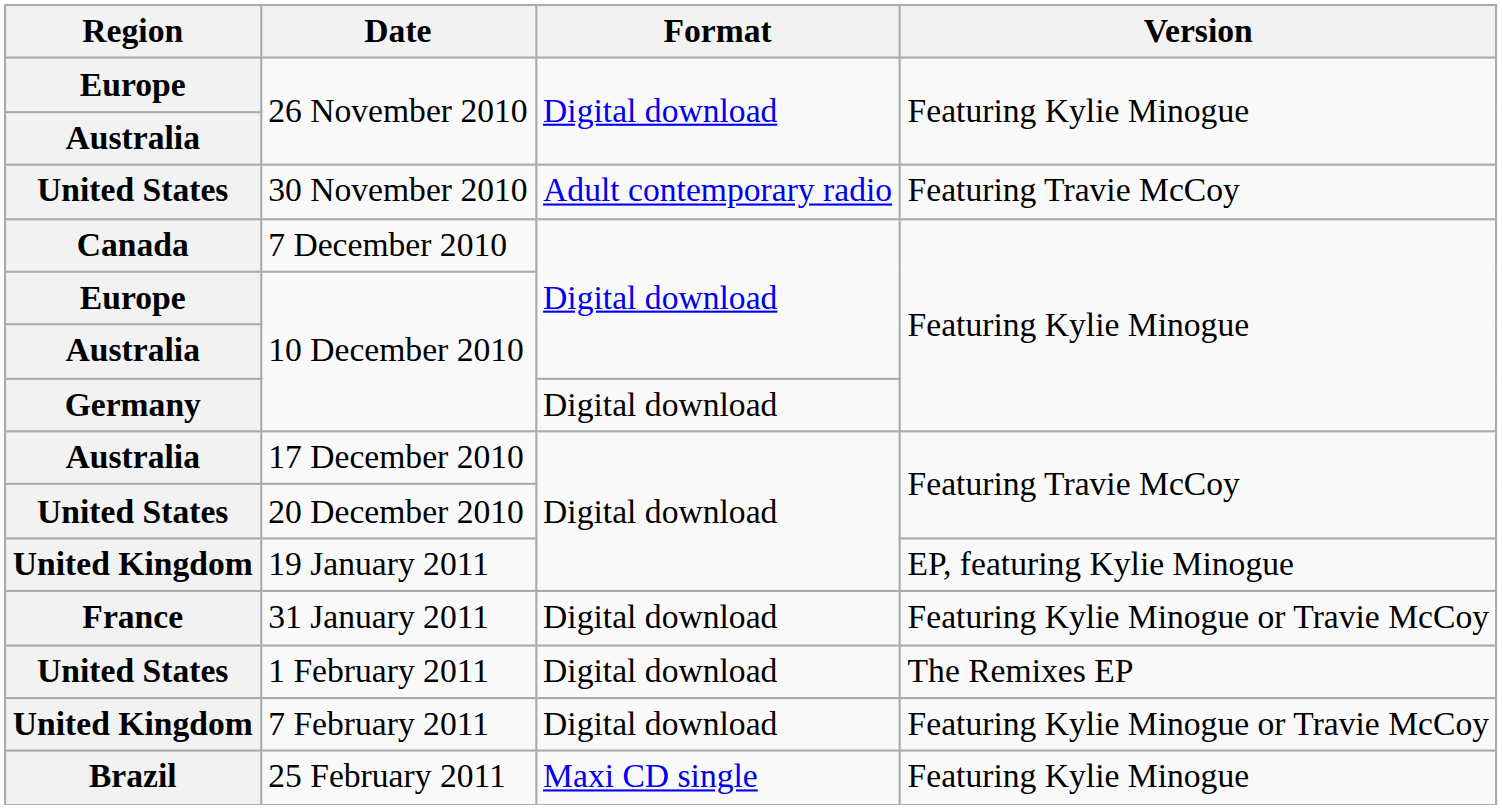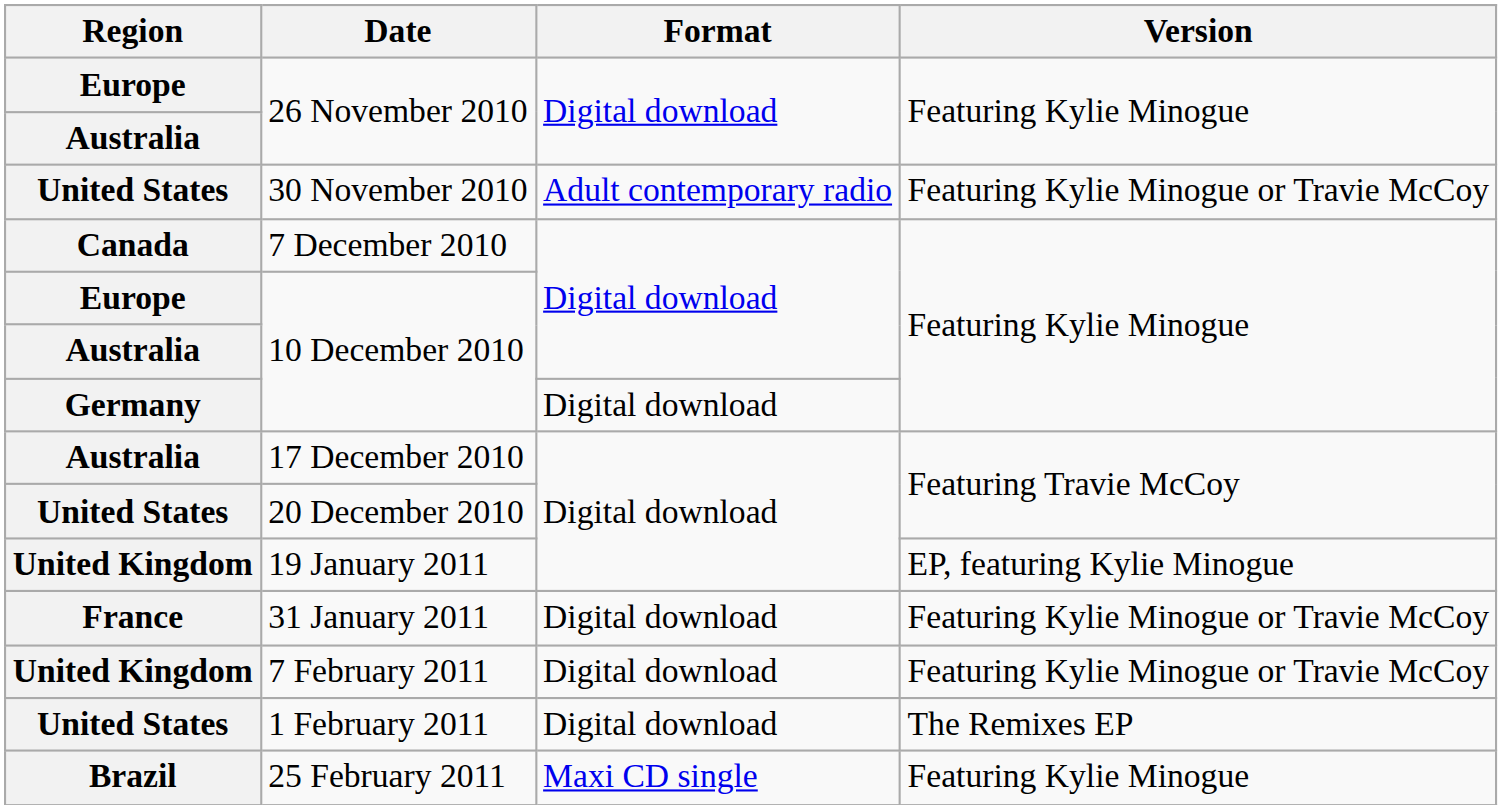(1074, 191) Featuring Travie McCoy -> (1198, 191) Featuring Kylie Minogue or Travie McCoy
rows swapped: (133, 670) <-> (133, 723)
